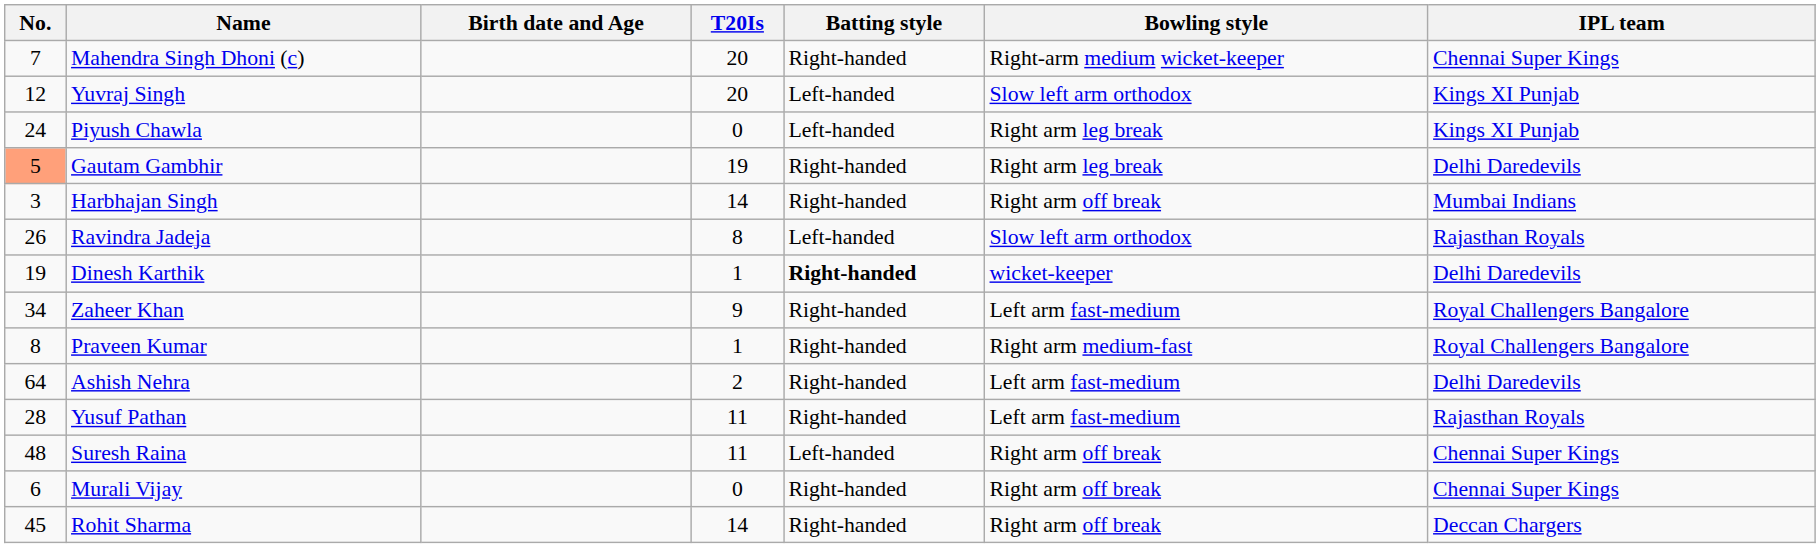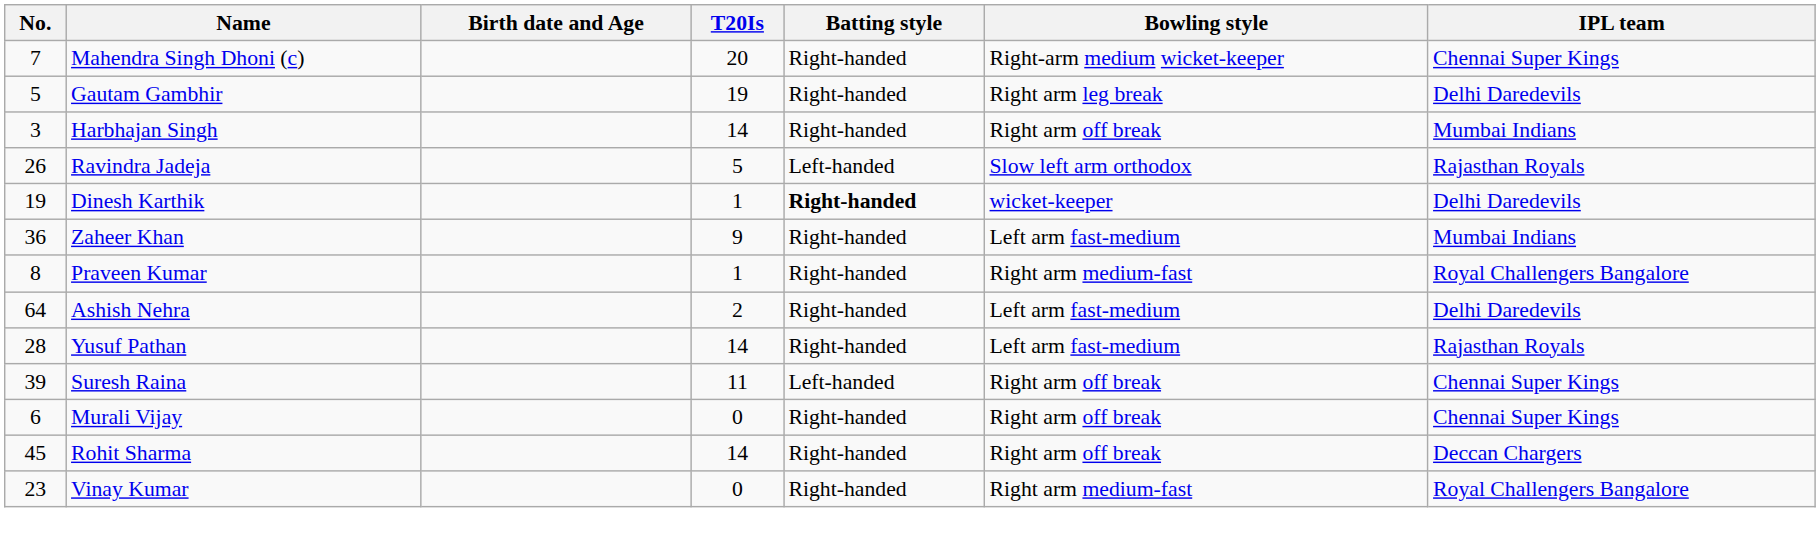- row: (128, 94)
- row: (137, 130)
(35, 165) lightsalmon background -> (35, 94) no background
(737, 237) 8 -> (737, 165) 5
(35, 309) 34 -> (35, 237) 36
(1561, 309) Royal Challengers Bangalore -> (1505, 237) Mumbai Indians
(737, 416) 11 -> (737, 345) 14
(35, 452) 48 -> (35, 381) 39
+ row: (130, 488)
